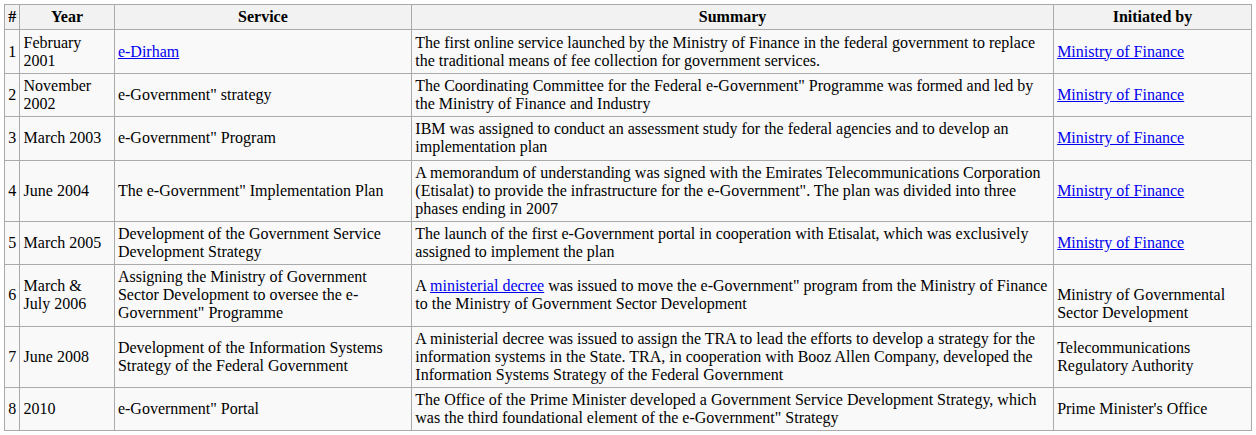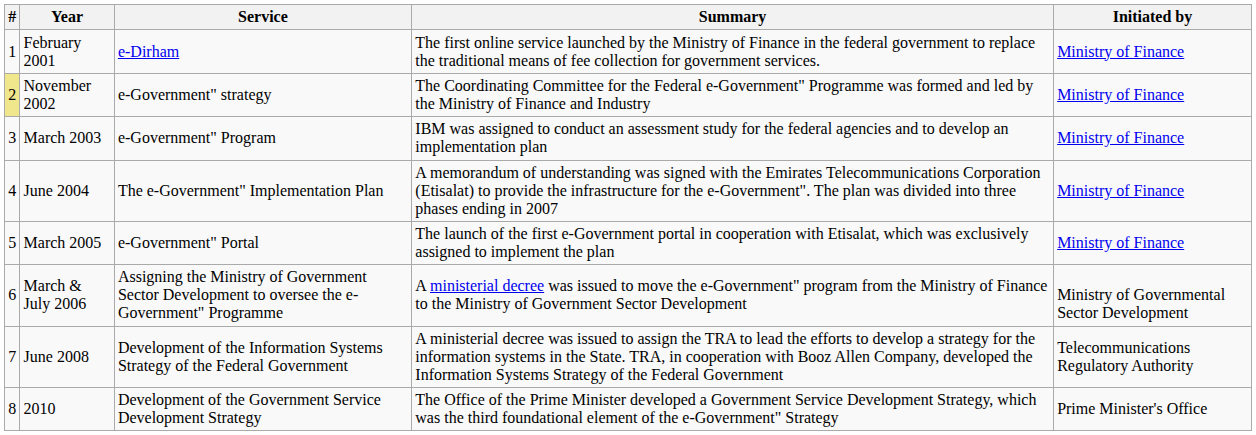(12, 94) no background -> (12, 94) khaki background
(249, 243) Development of the Government Service Development Strategy -> (188, 243) e-Government" Portal
(188, 409) e-Government" Portal -> (249, 409) Development of the Government Service Development Strategy
